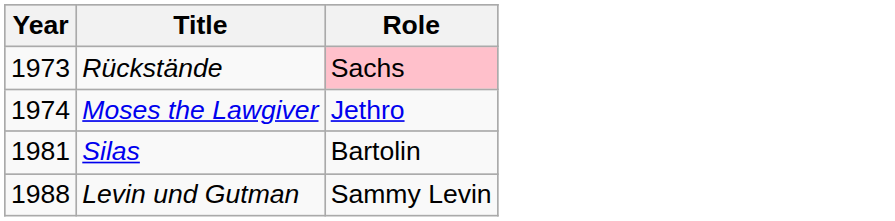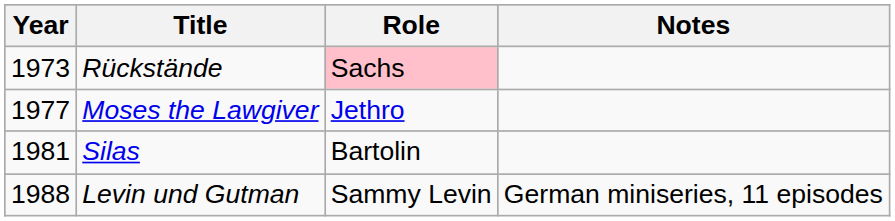+ column: (693, 25)
(40, 109) 1974 -> (40, 109) 1977
